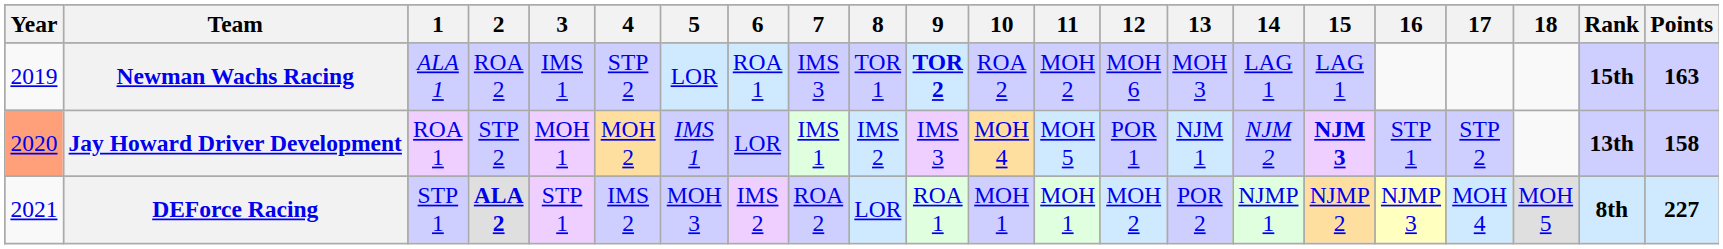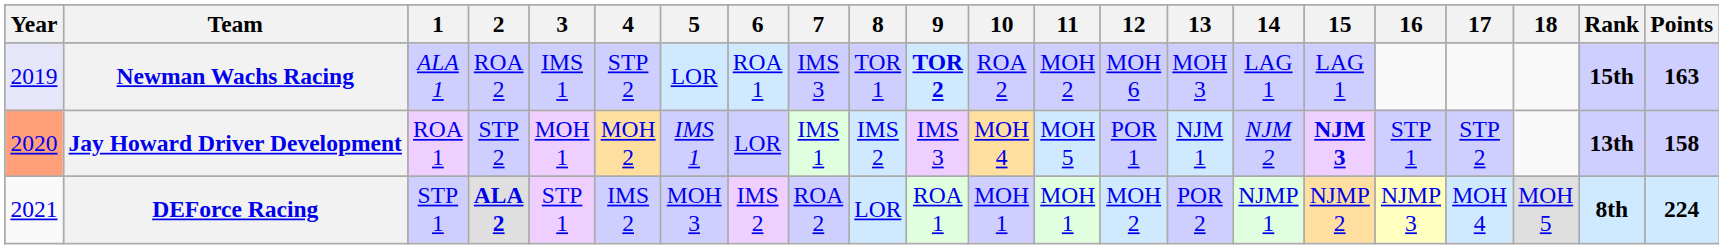(34, 76) no background -> (34, 76) lavender background
(1682, 209) 227 -> (1682, 209) 224
